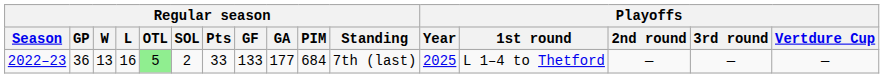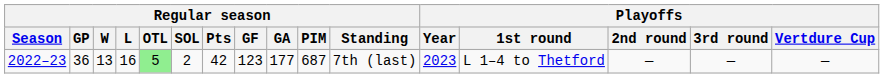(219, 61) 33 -> (219, 61) 42
(250, 61) 133 -> (250, 61) 123
(314, 61) 684 -> (314, 61) 687
(440, 61) 2025 -> (440, 61) 2023
